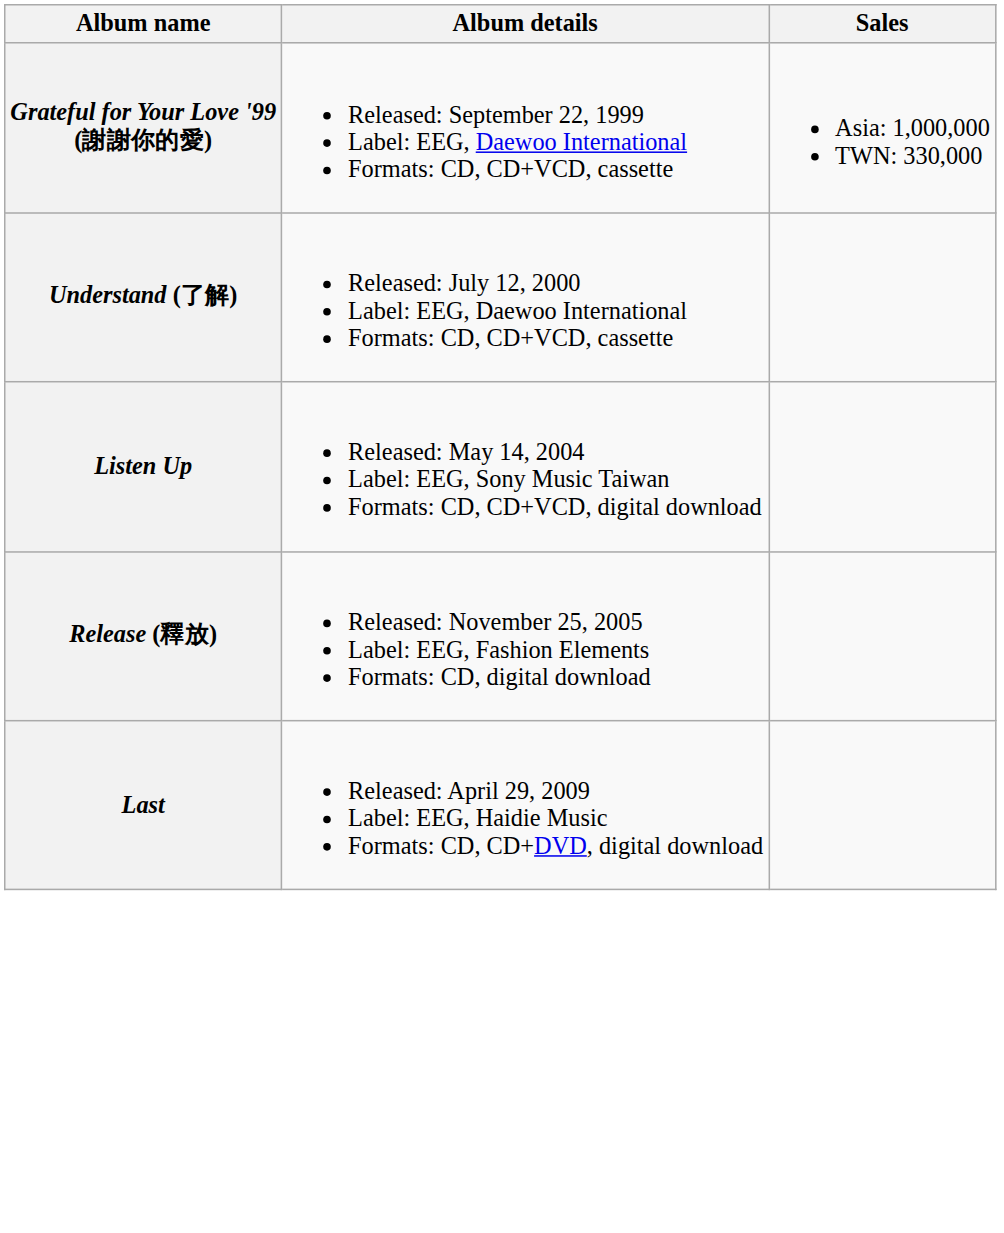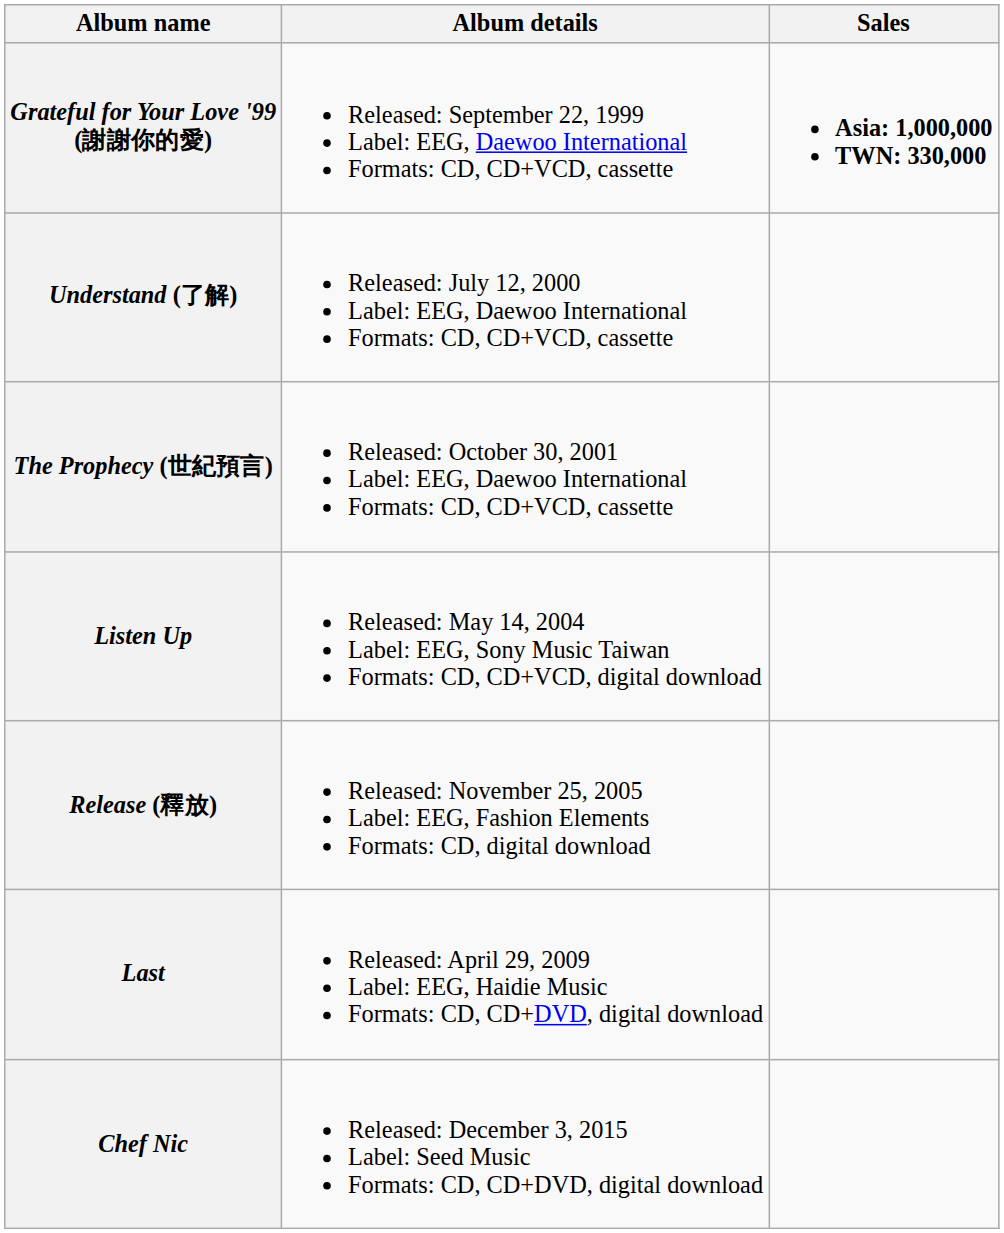(882, 142) normal -> (883, 142) bold
+ row: (143, 465)
+ row: (143, 1143)
